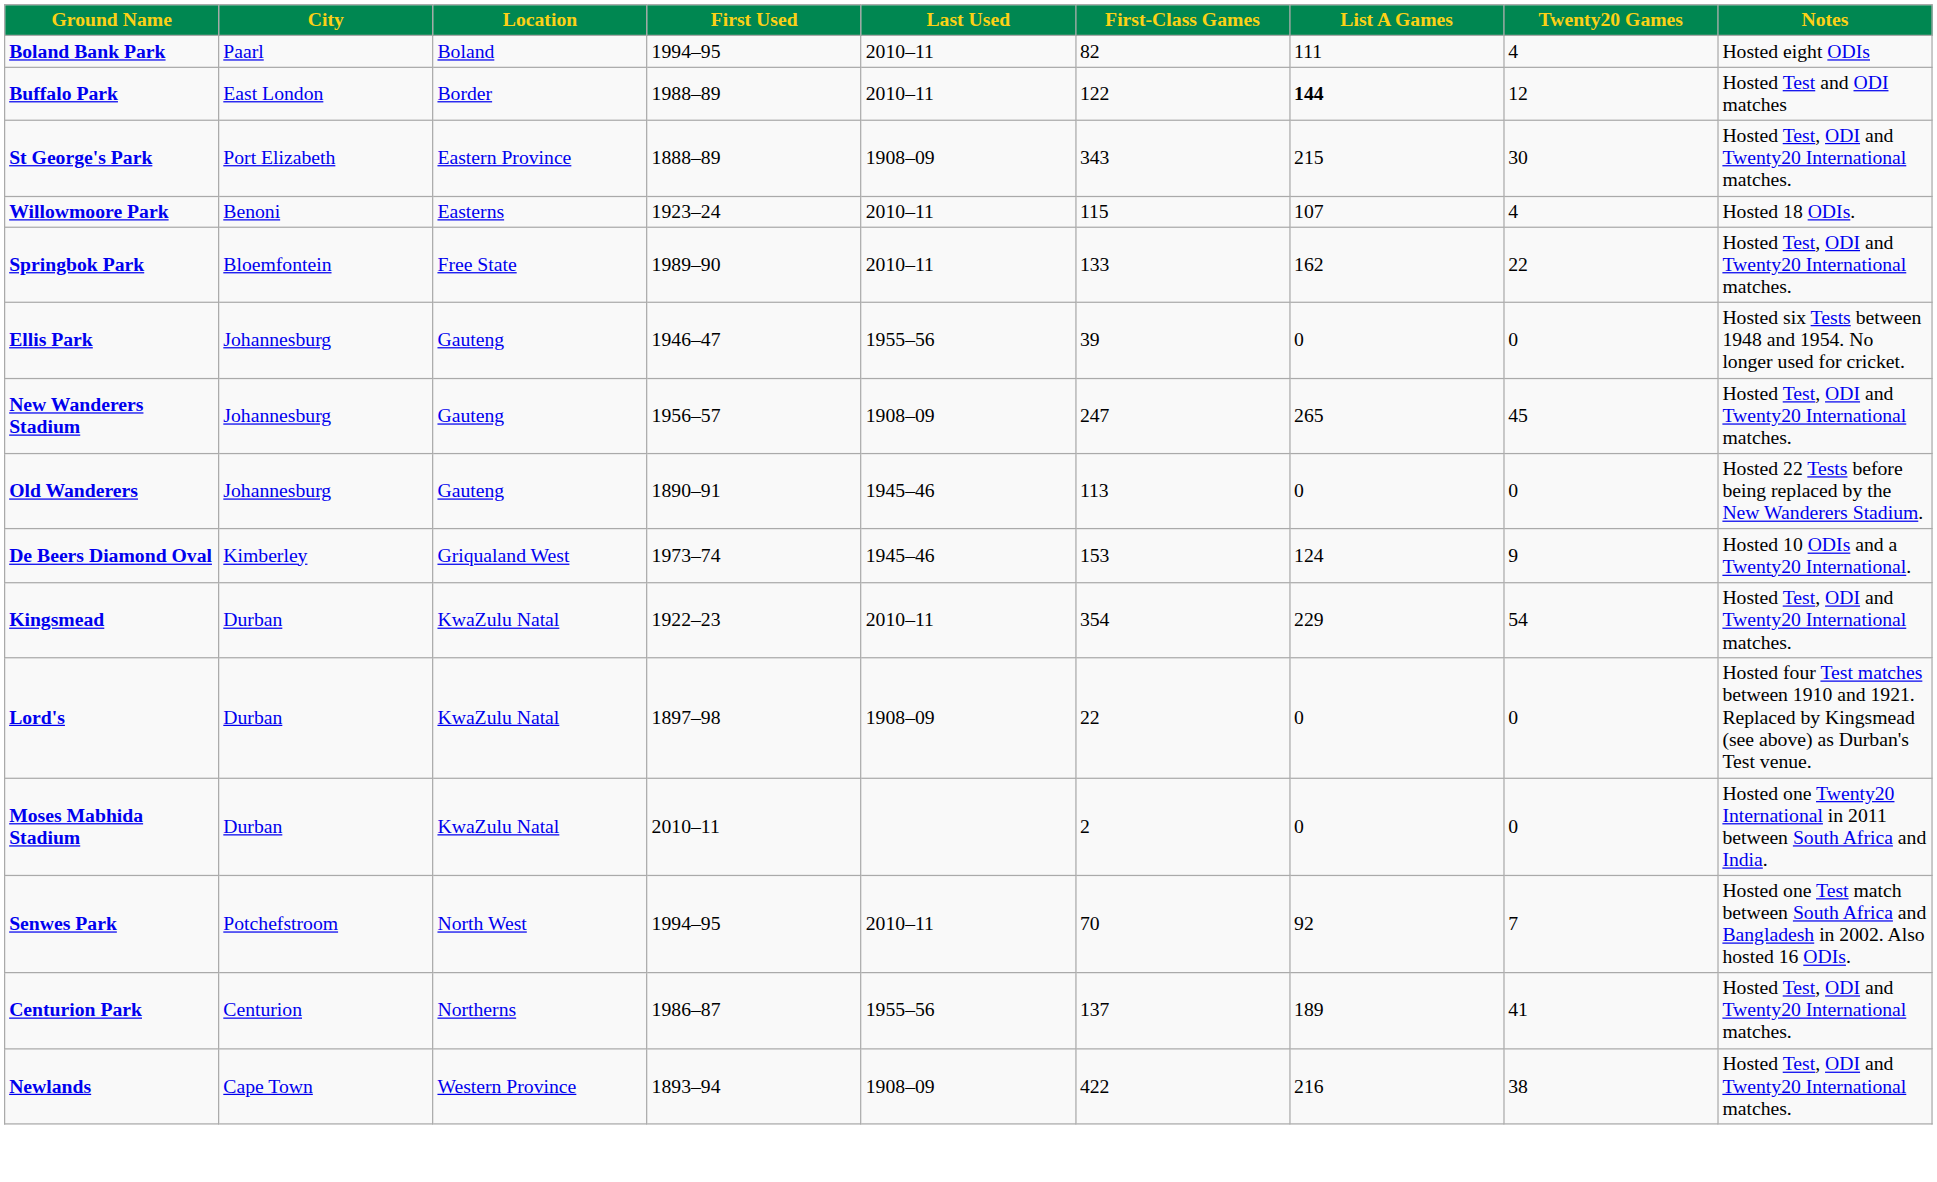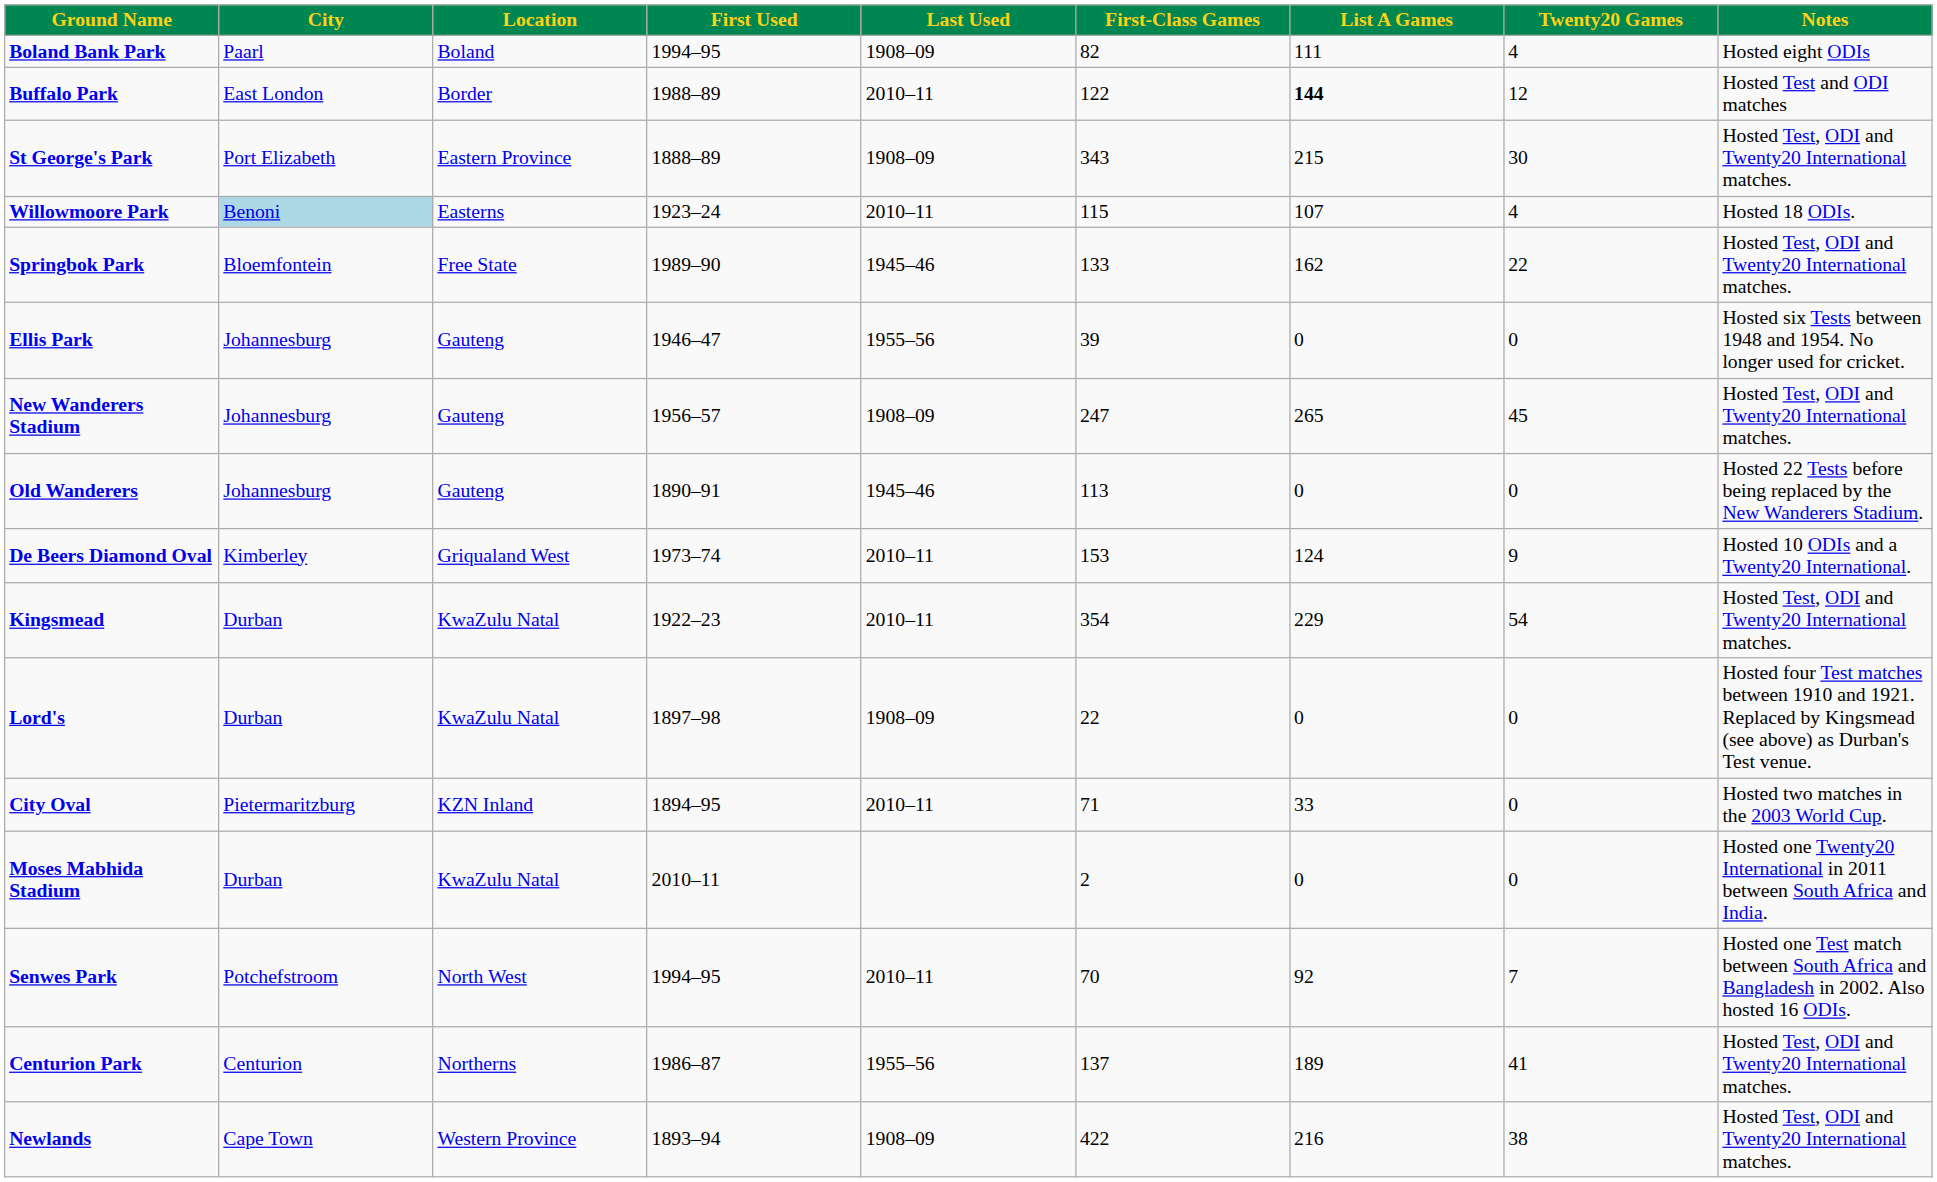(900, 51) 2010–11 -> (900, 51) 1908–09
(252, 211) no background -> (252, 211) lightblue background
(900, 264) 2010–11 -> (900, 264) 1945–46
(900, 555) 1945–46 -> (900, 555) 2010–11
+ row: (50, 804)
